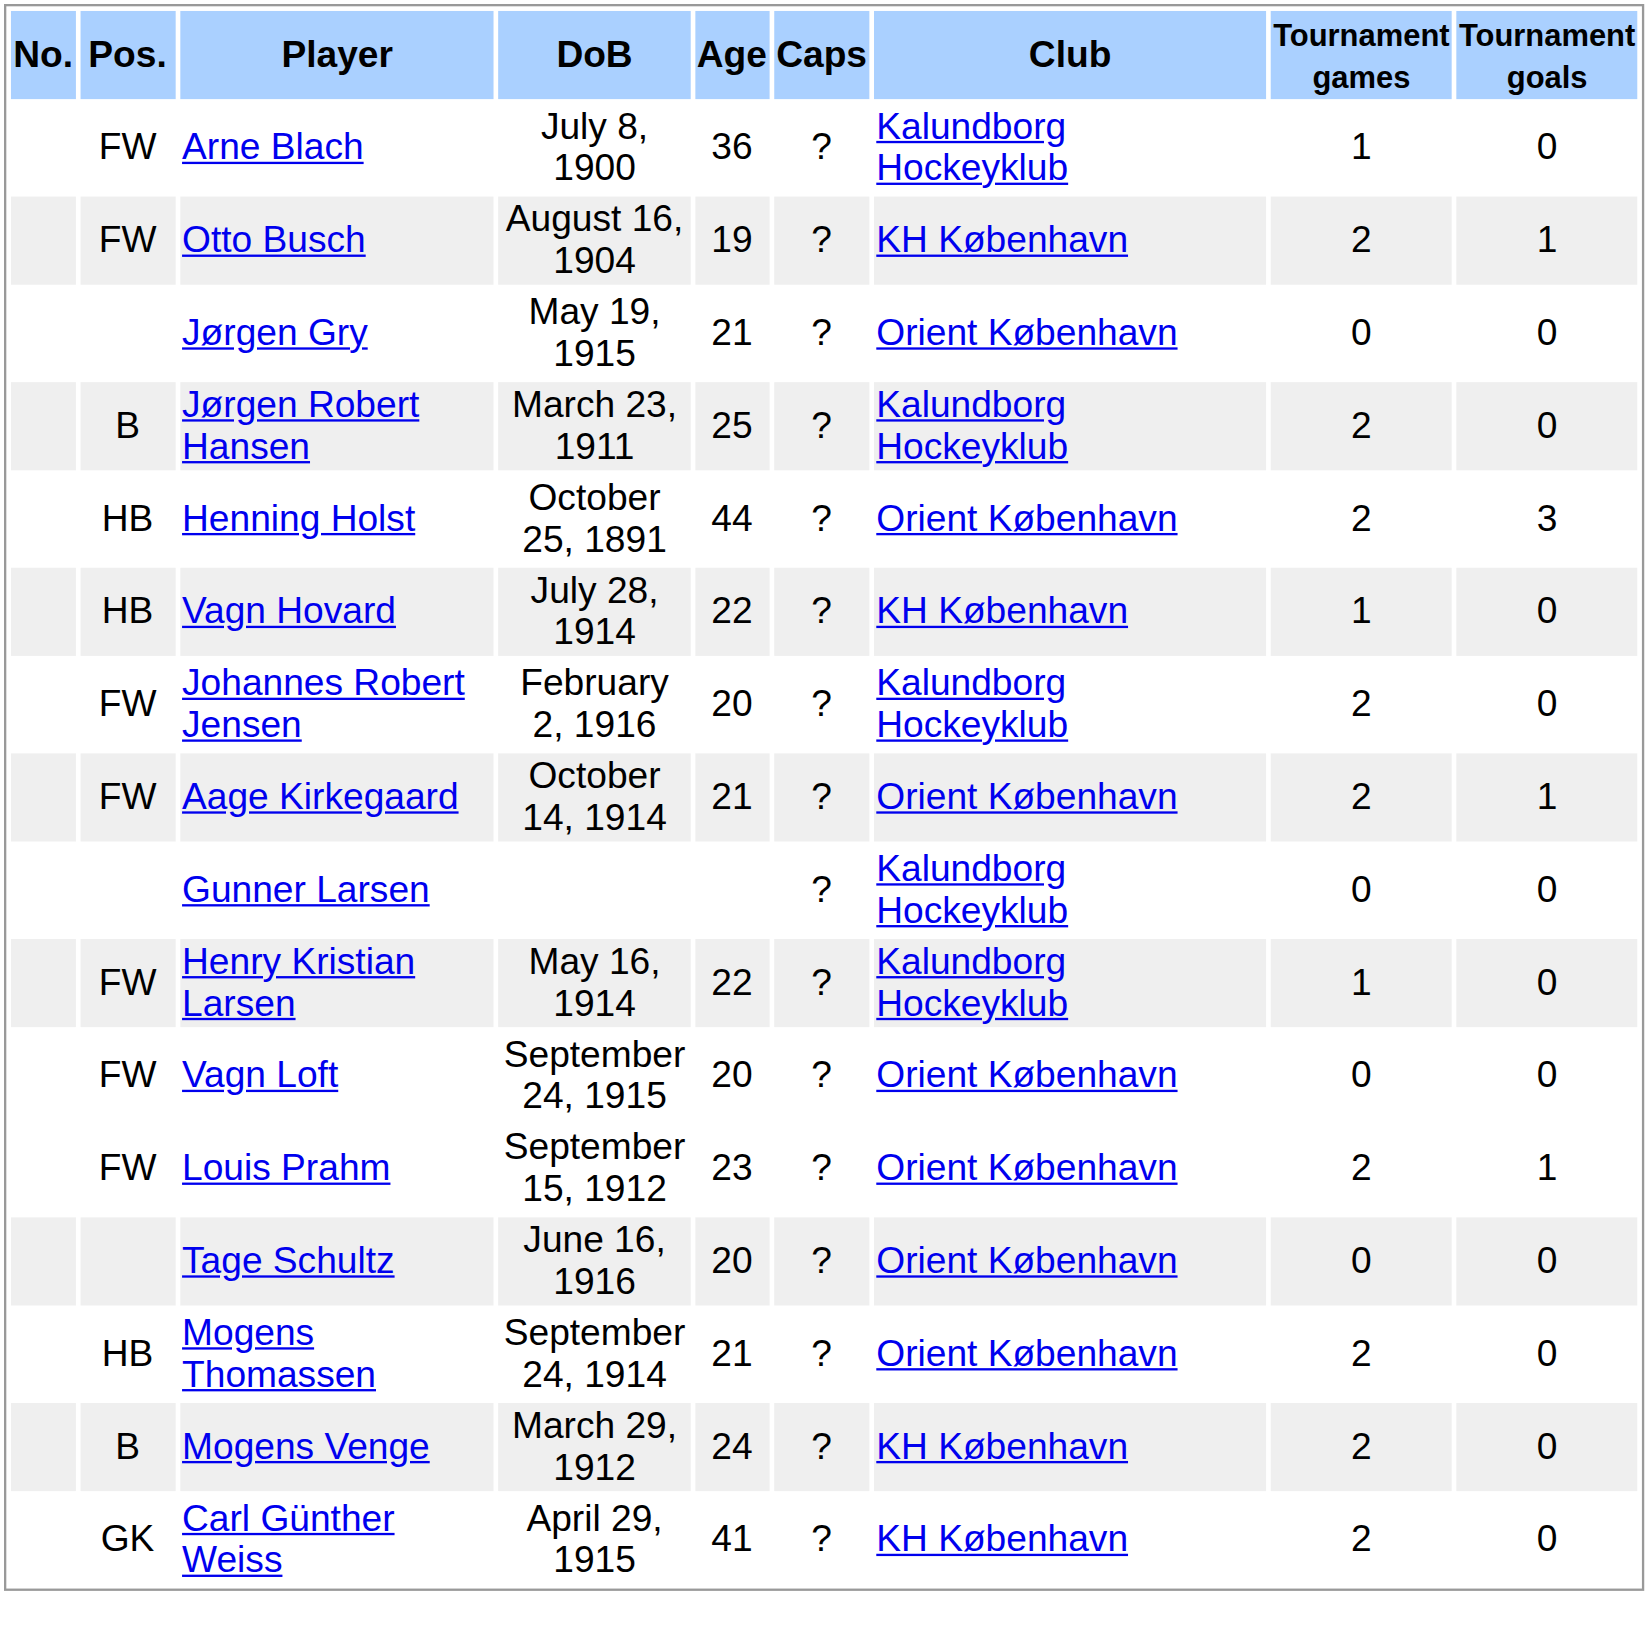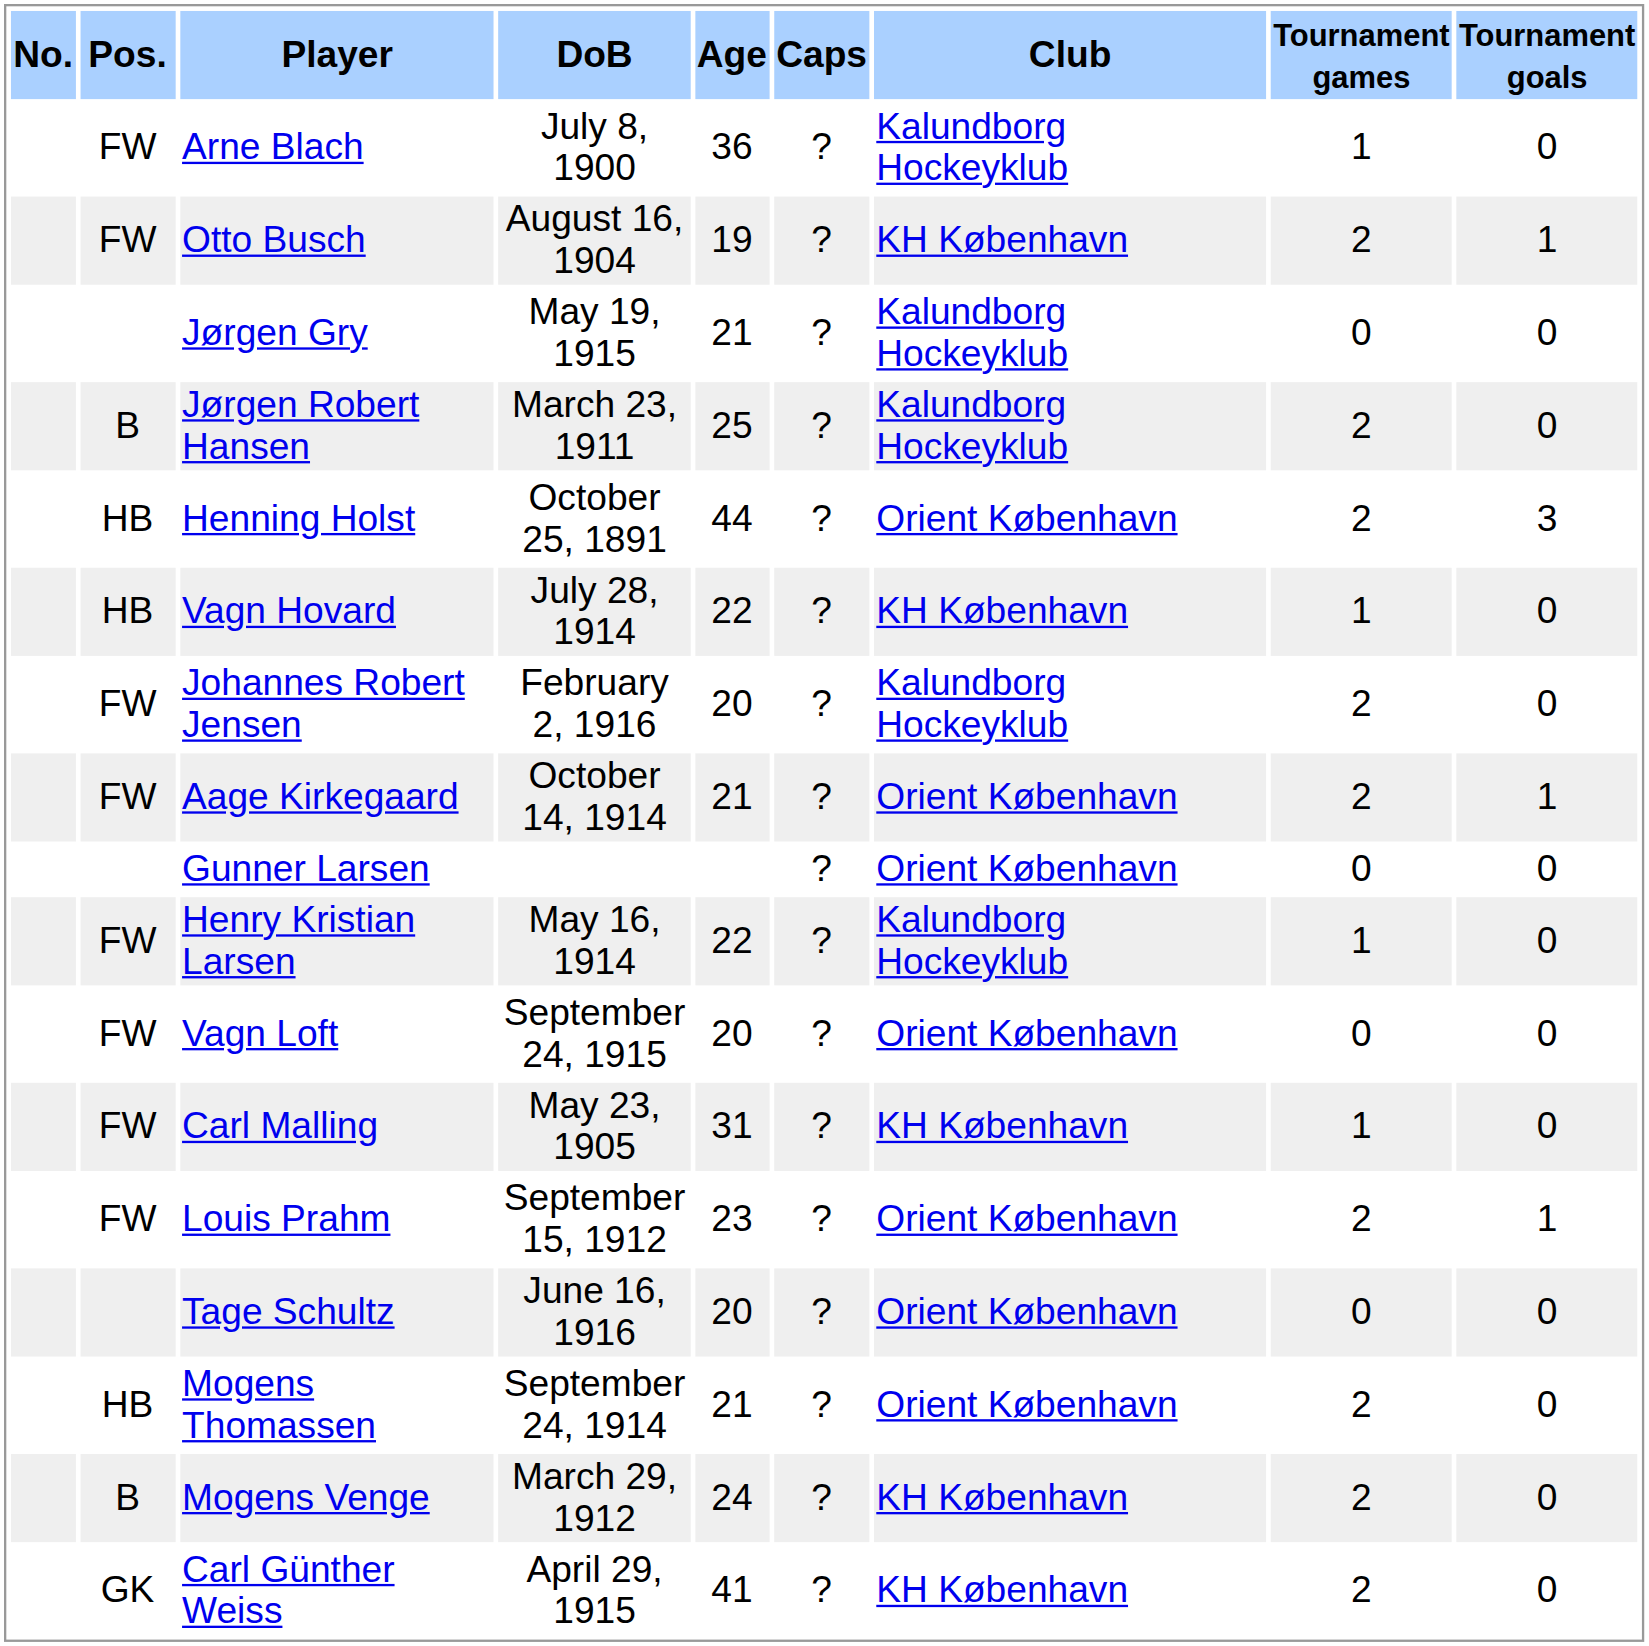(1027, 332) Orient København -> (972, 332) Kalundborg Hockeyklub
(972, 889) Kalundborg Hockeyklub -> (1027, 868) Orient København
+ row: (280, 1126)
